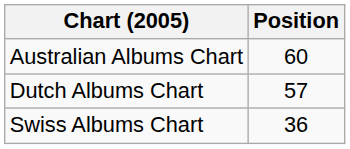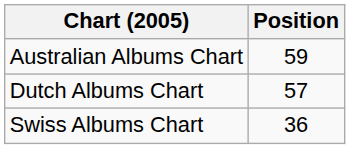(296, 56) 60 -> (296, 56) 59
